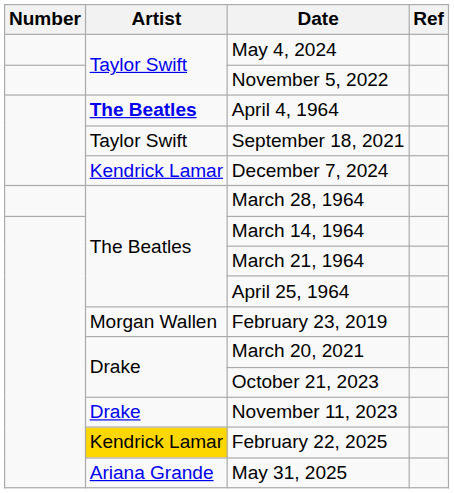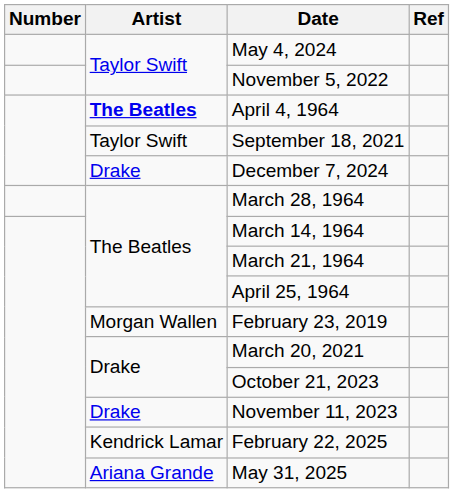(156, 170) Kendrick Lamar -> (115, 170) Drake
(156, 442) gold background -> (156, 442) no background
